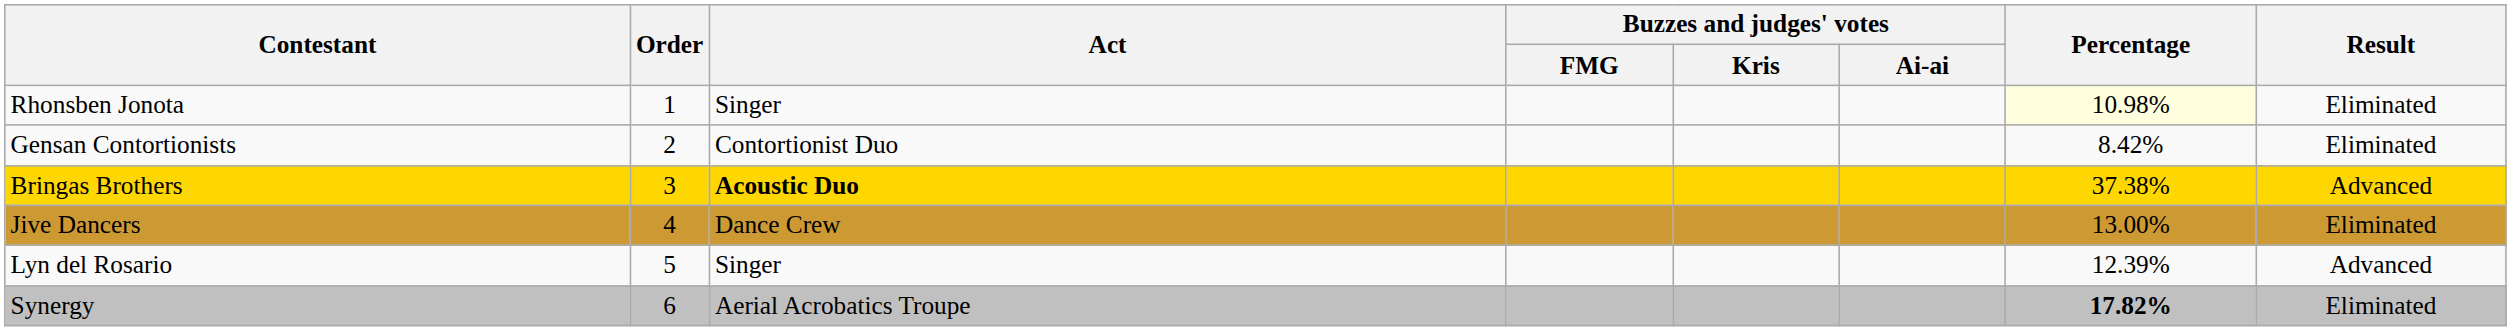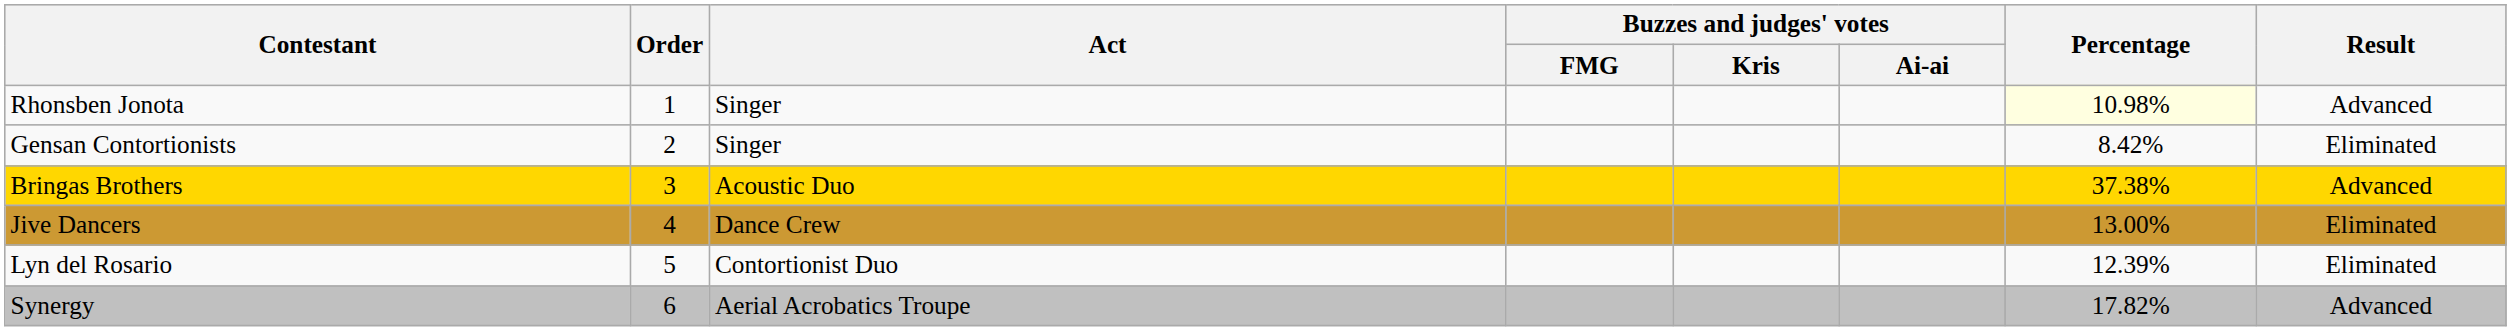(2381, 104) Eliminated -> (2381, 104) Advanced
(807, 144) Contortionist Duo -> (748, 144) Singer
(787, 184) bold -> (785, 184) normal
(748, 265) Singer -> (807, 265) Contortionist Duo
(2381, 265) Advanced -> (2381, 265) Eliminated
(2131, 305) bold -> (2131, 305) normal
(2381, 305) Eliminated -> (2381, 305) Advanced
